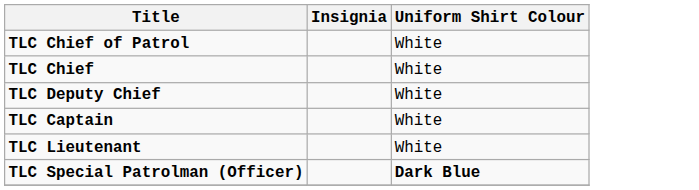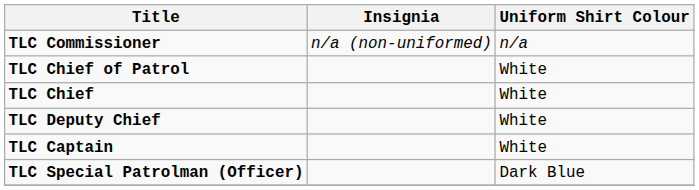+ row: (85, 43)
- row: (75, 147)
(438, 173) bold -> (542, 173) normal
